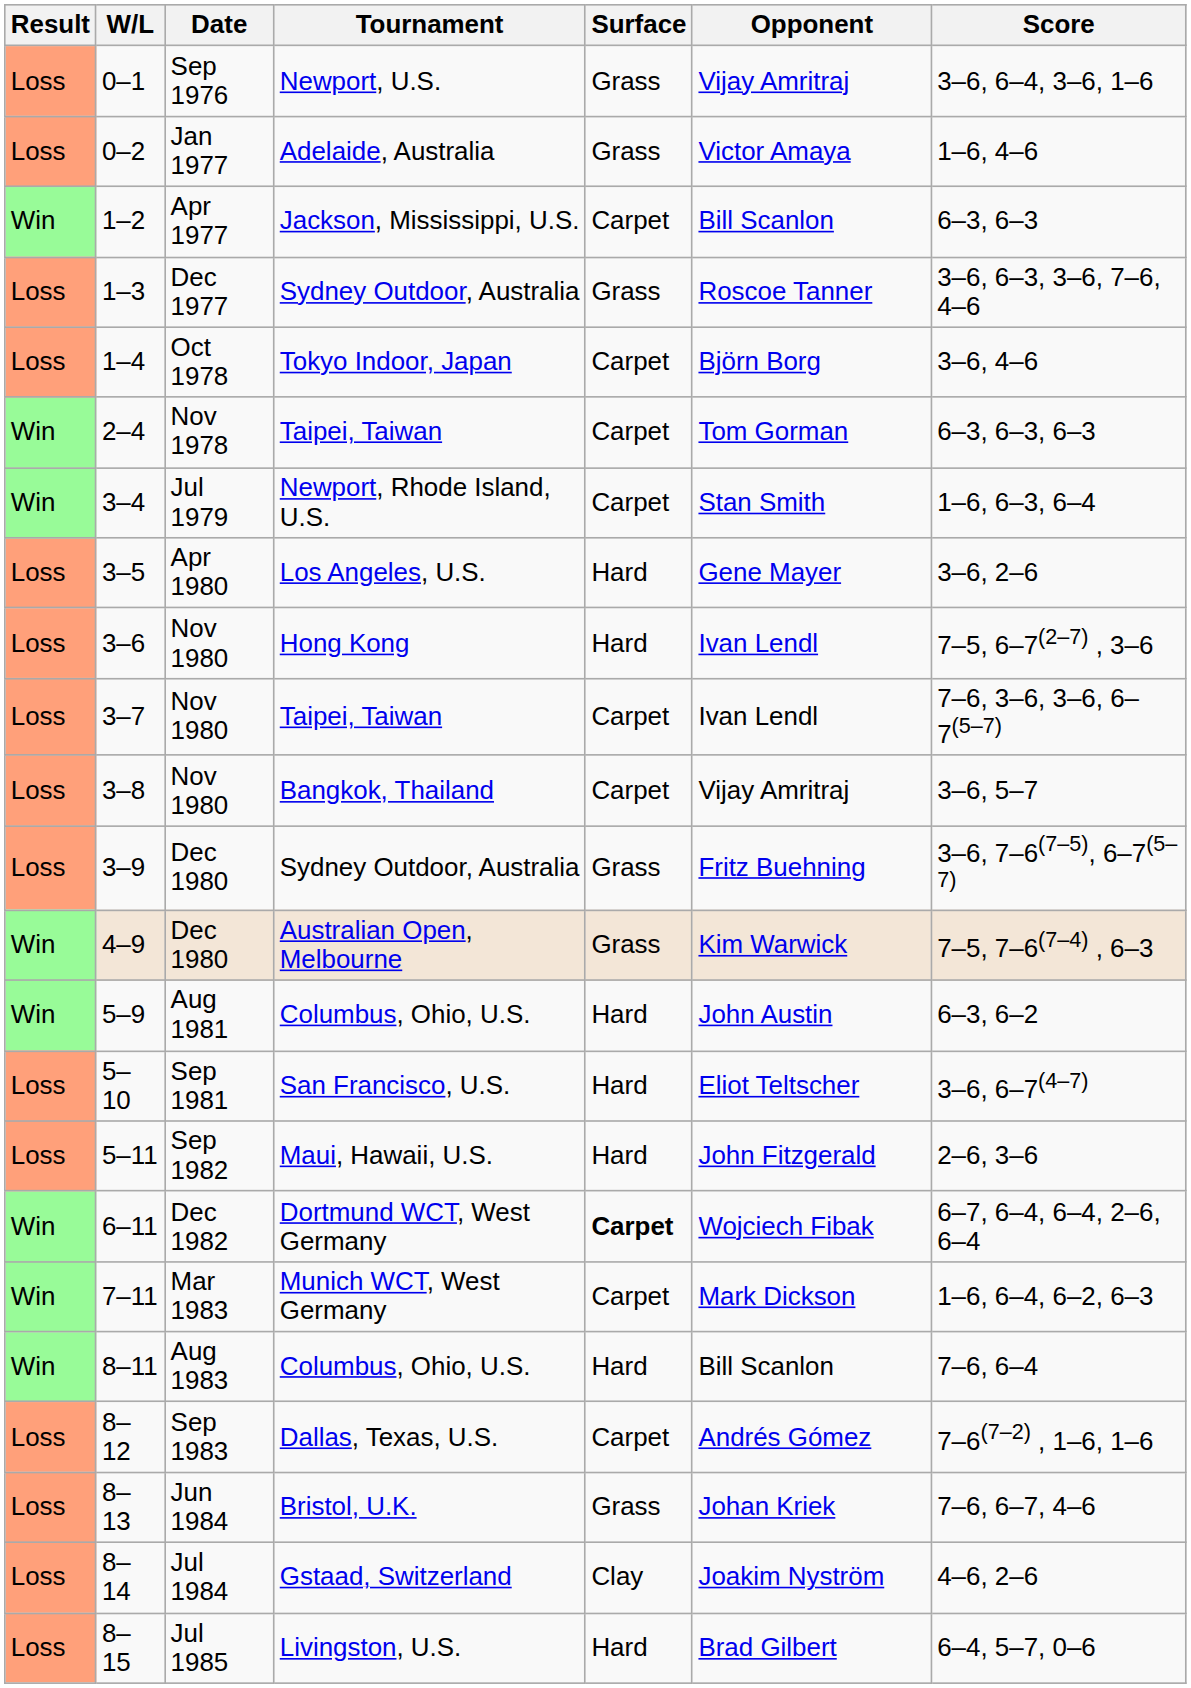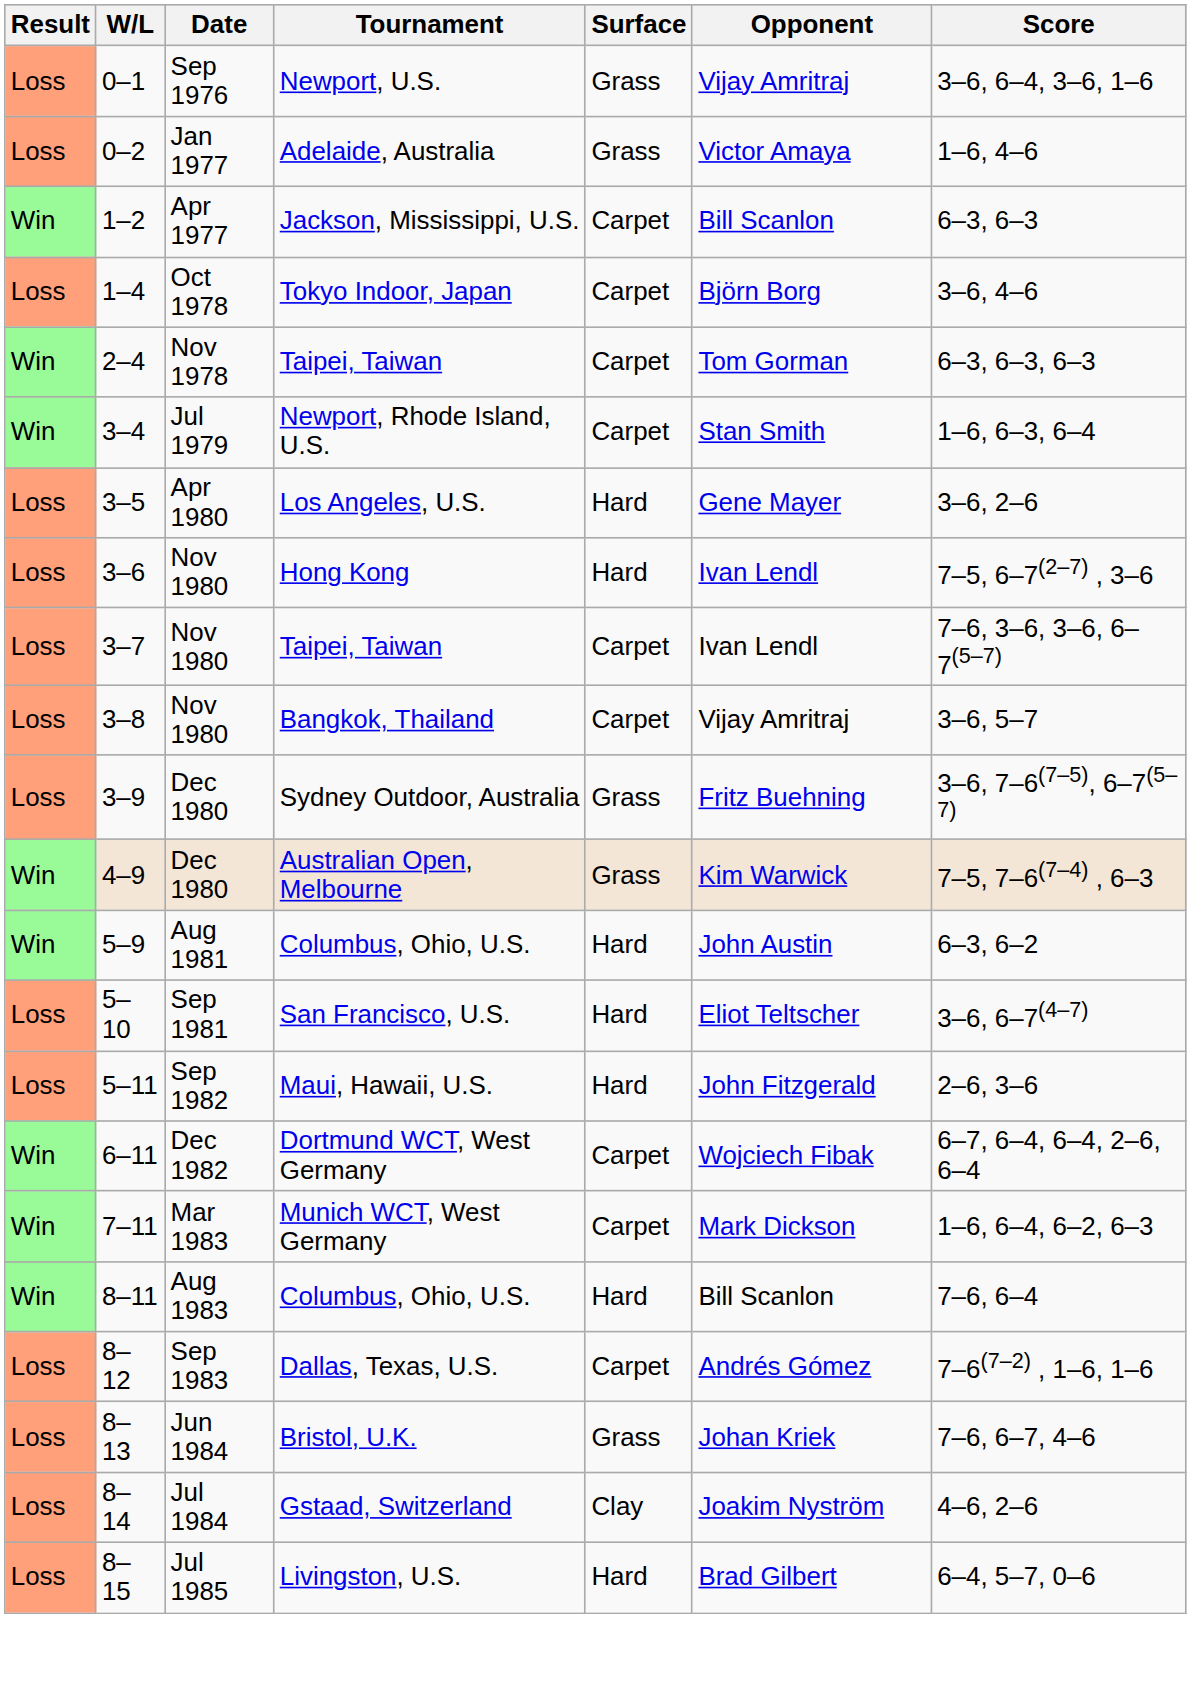- row: (124, 291)
(632, 1226) bold -> (630, 1155) normal
